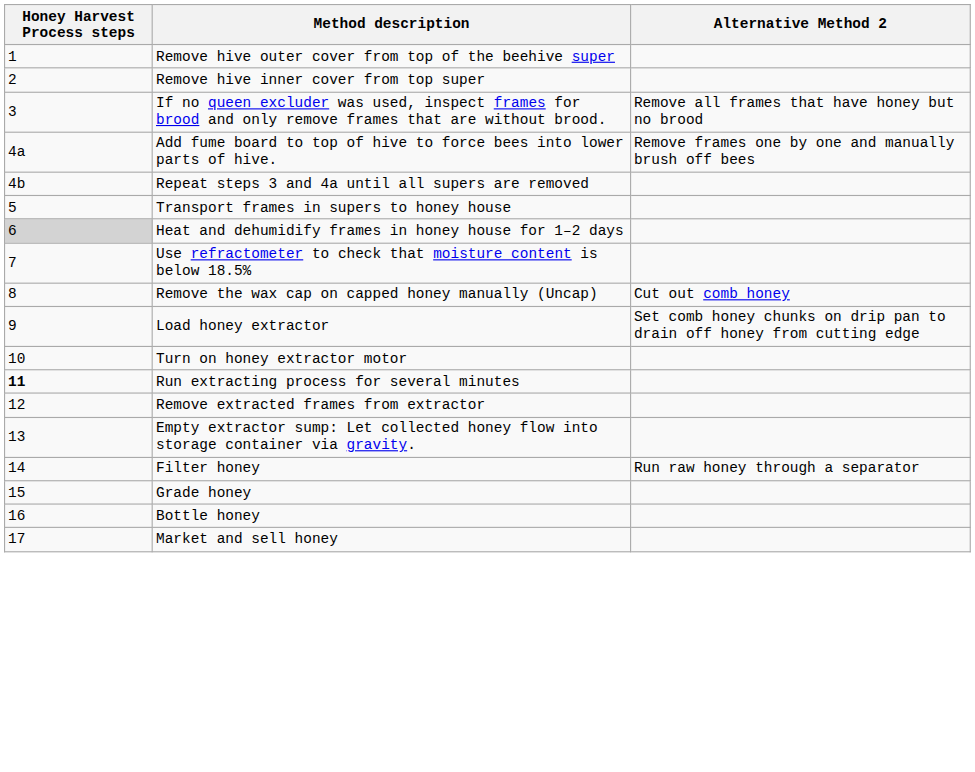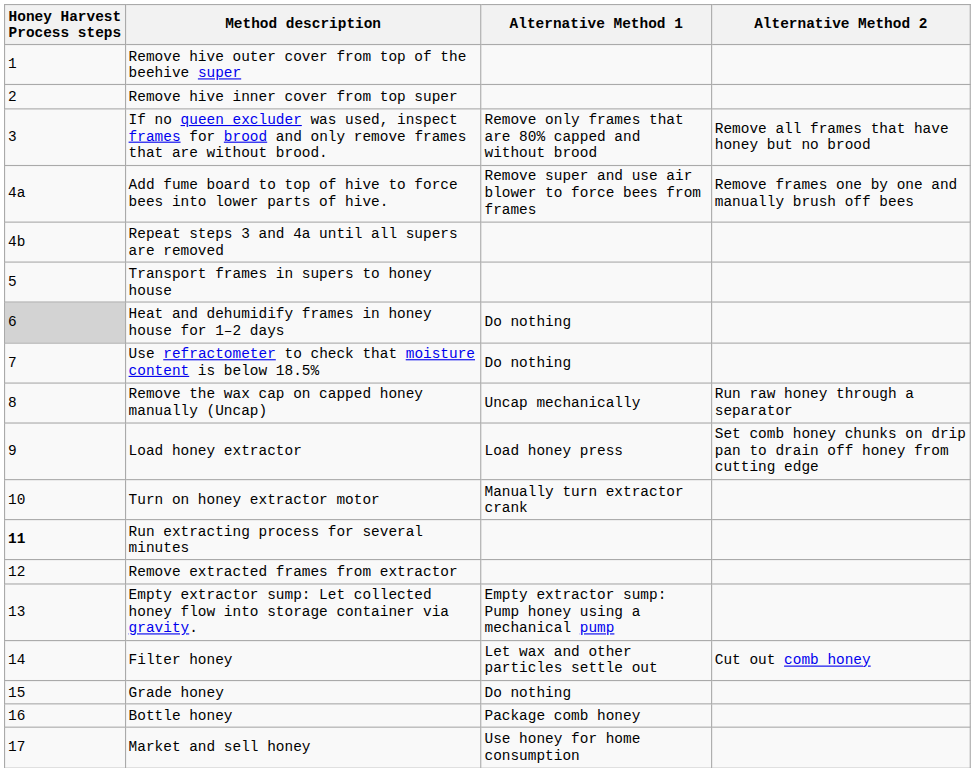+ column: (596, 25)
(712, 295) Cut out comb honey -> (814, 403) Run raw honey through a separator
(777, 469) Run raw honey through a separator -> (793, 660) Cut out comb honey
